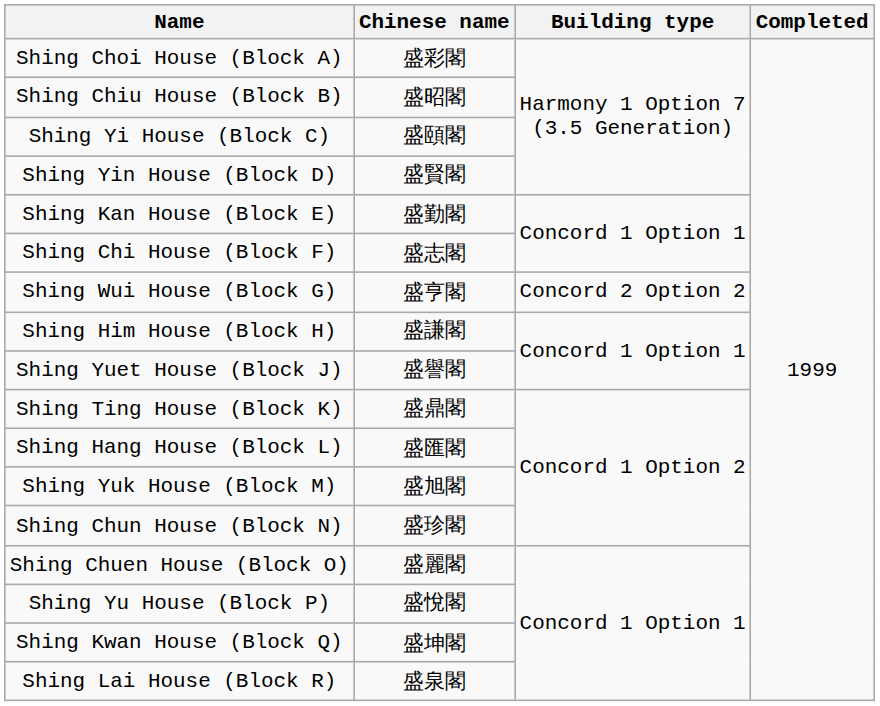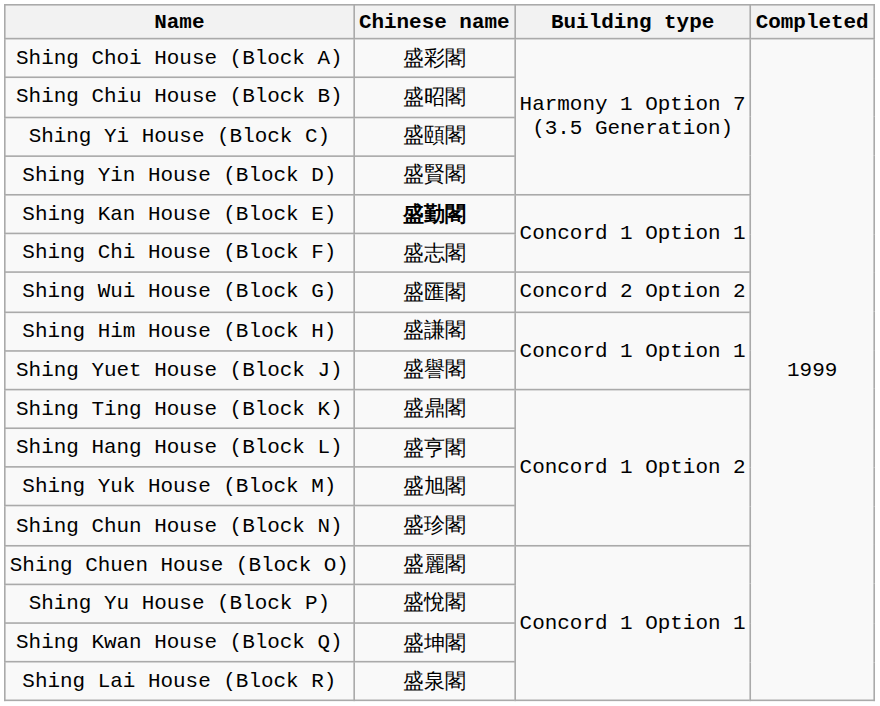(434, 215) normal -> (434, 215) bold
(434, 293) 盛亨閣 -> (434, 293) 盛匯閣
(434, 449) 盛匯閣 -> (434, 449) 盛亨閣
